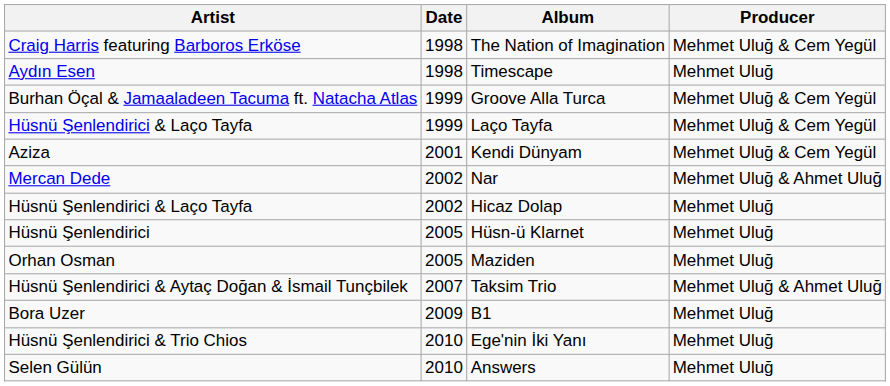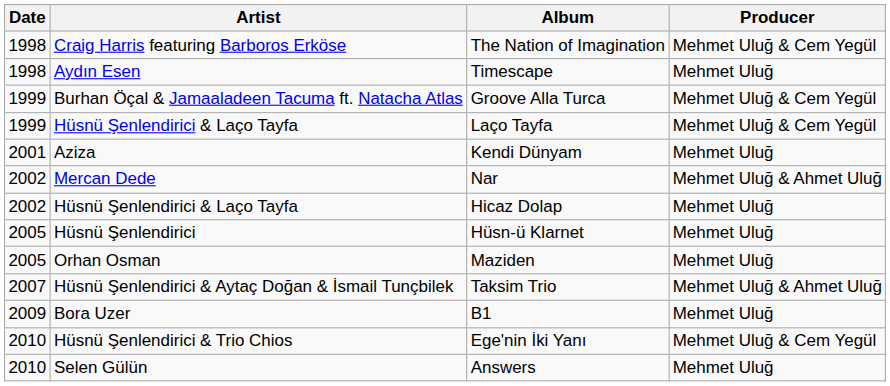columns swapped: (444, 17) <-> (213, 17)
(775, 152) Mehmet Uluğ & Cem Yegül -> (723, 152) Mehmet Uluğ
(723, 340) Mehmet Uluğ -> (775, 340) Mehmet Uluğ & Cem Yegül
